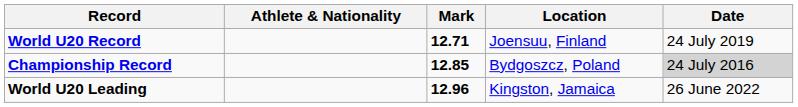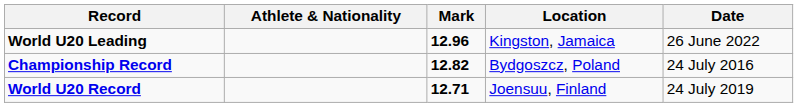rows swapped: (74, 41) <-> (77, 89)
(450, 65) 12.85 -> (450, 65) 12.82
(710, 65) lightgrey background -> (710, 65) no background
